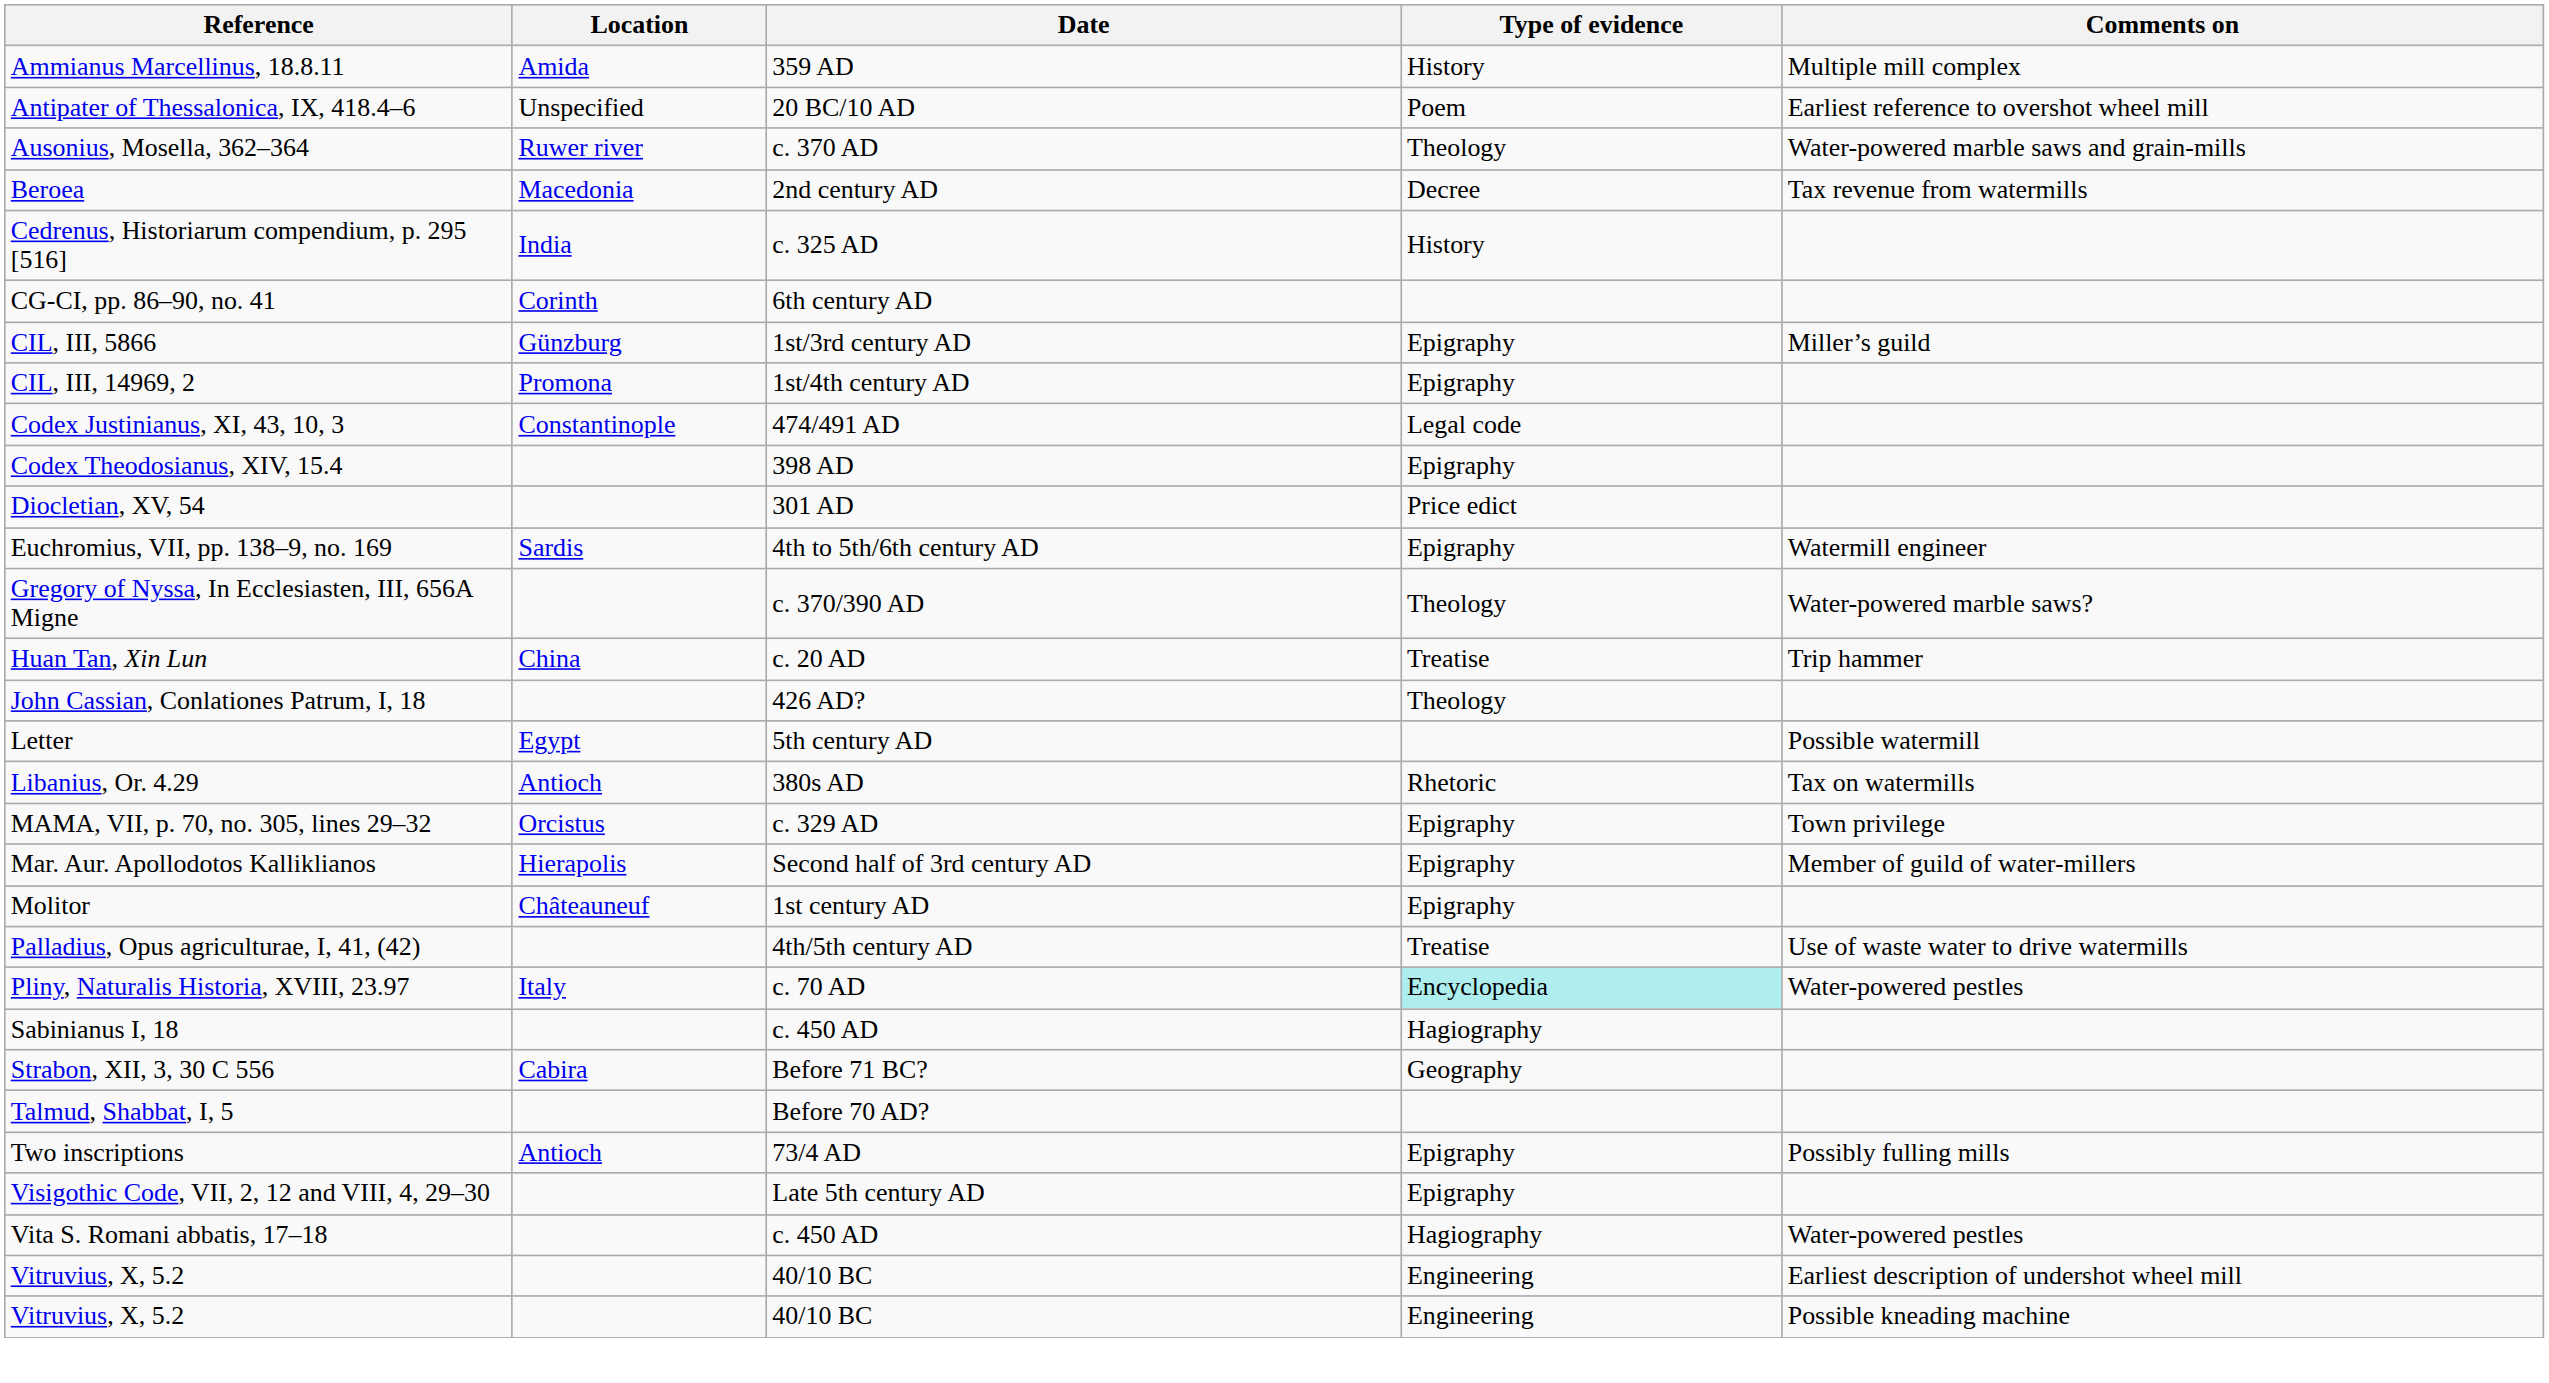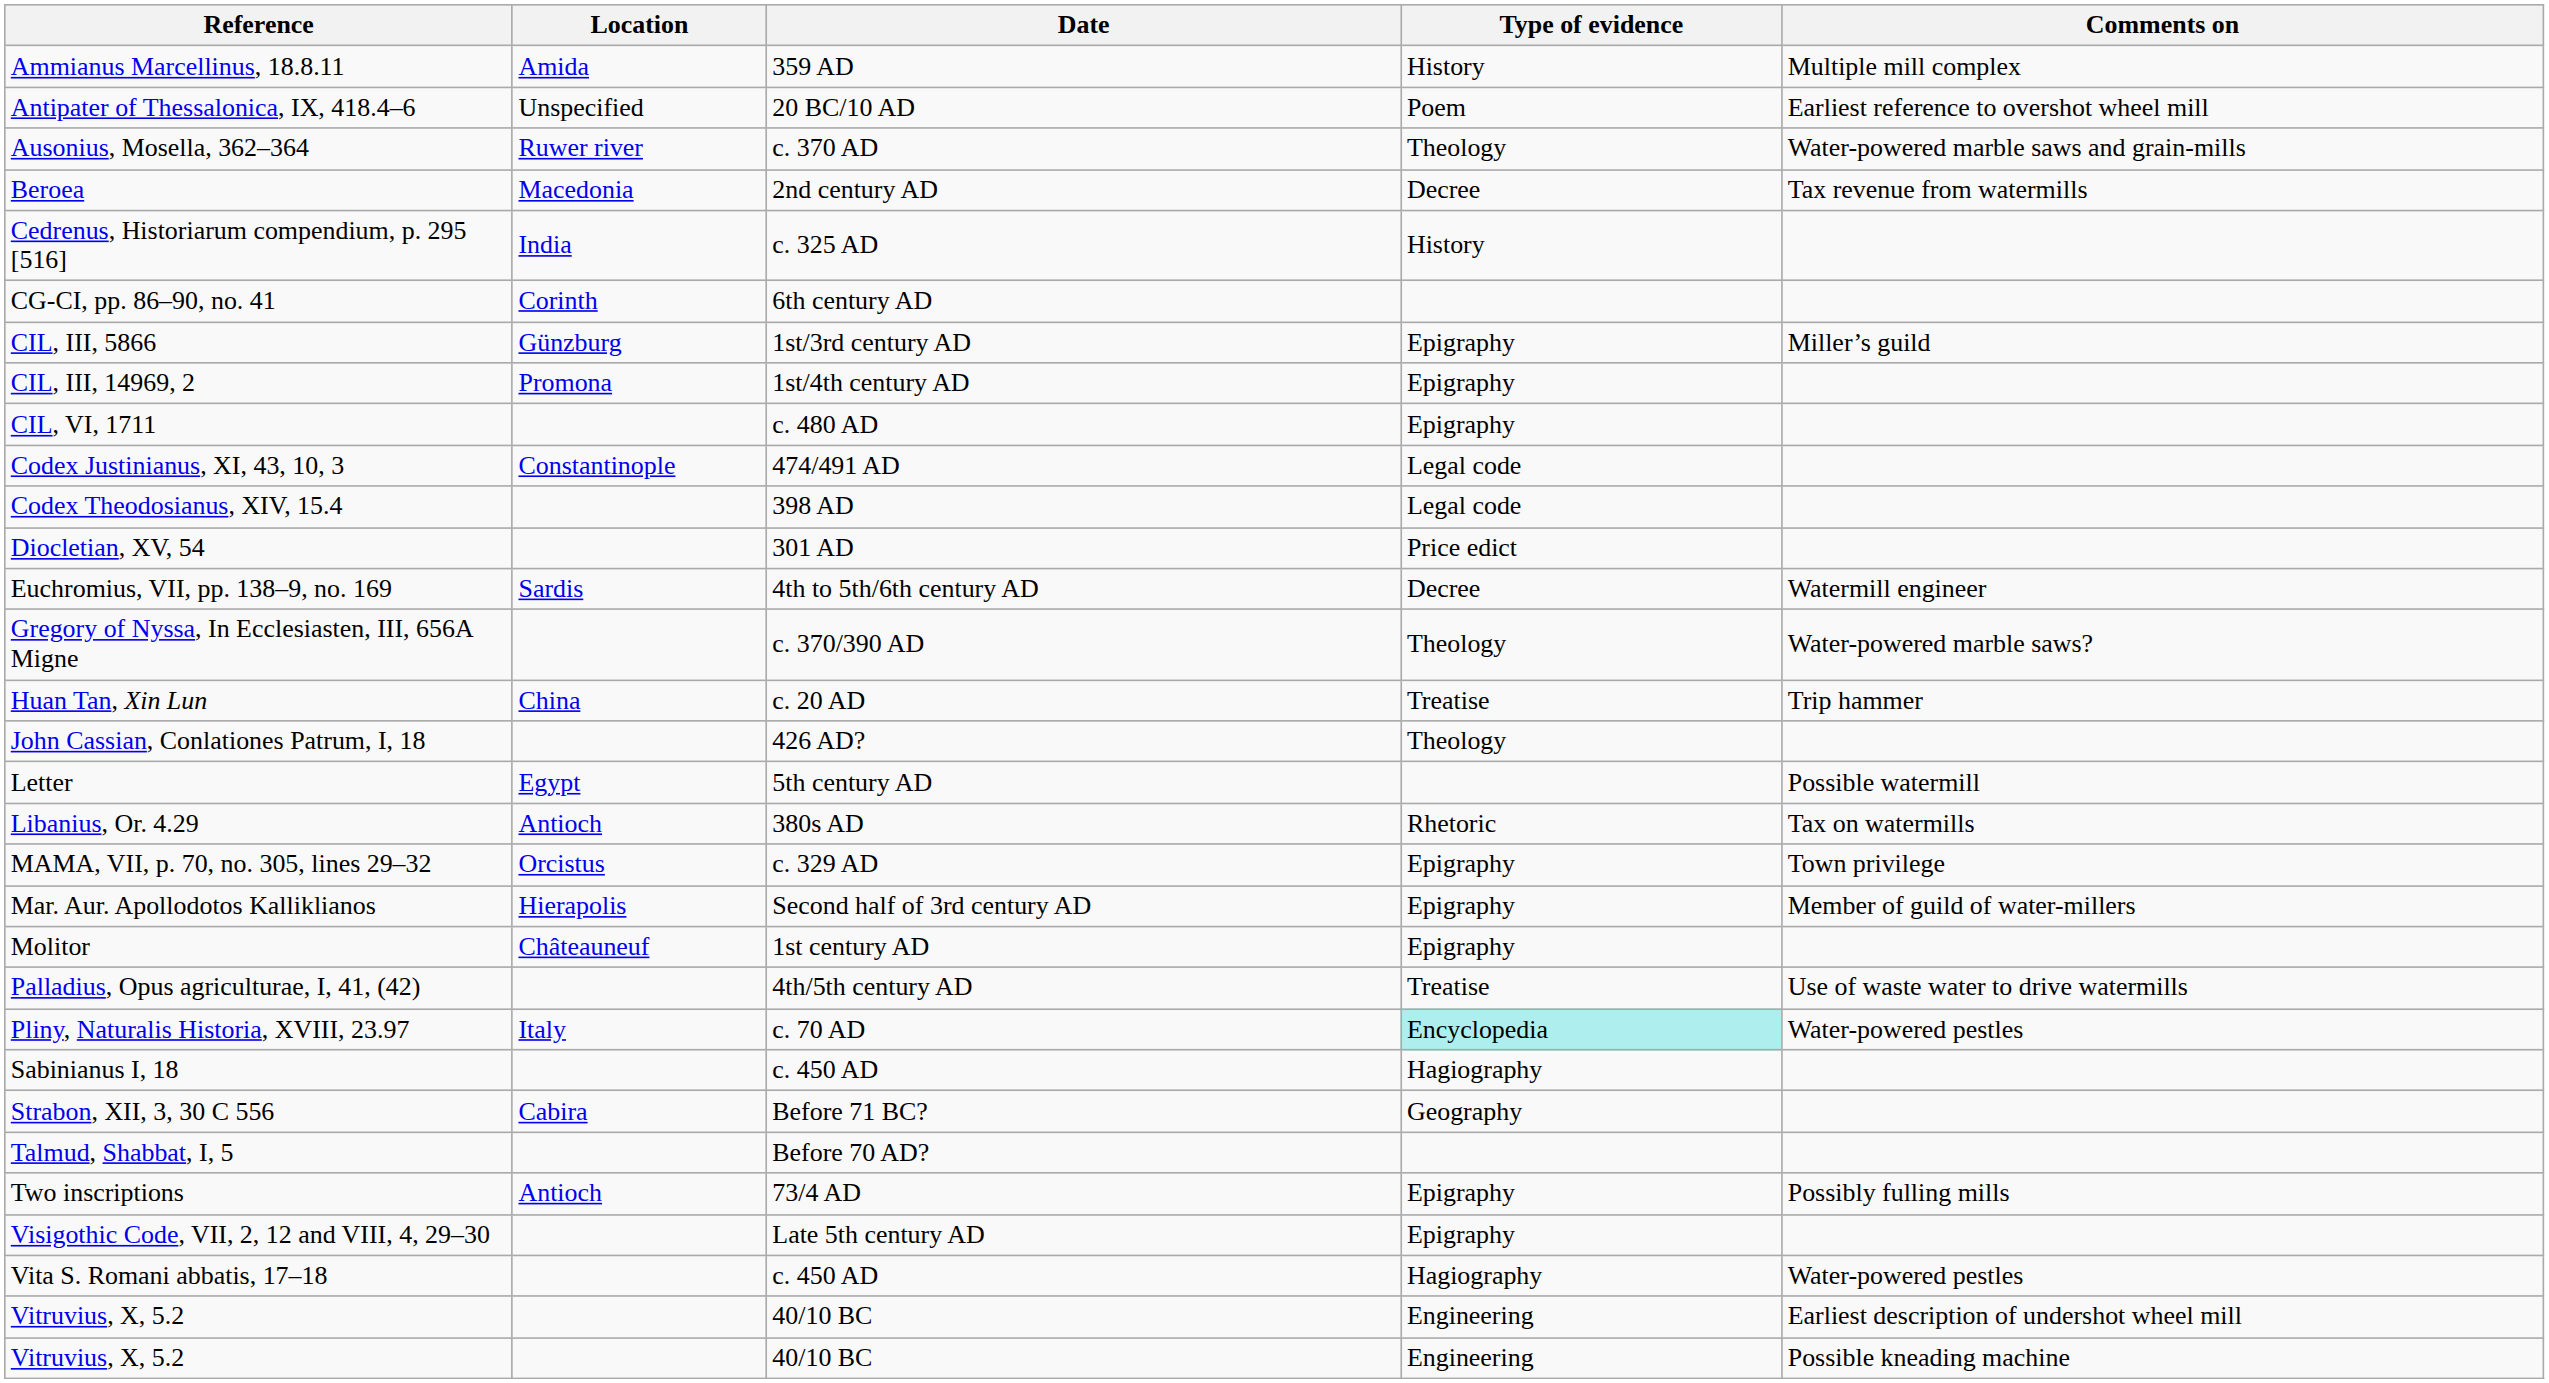+ row: (84, 424)
(1461, 465) Epigraphy -> (1464, 506) Legal code
(1461, 547) Epigraphy -> (1444, 588) Decree
